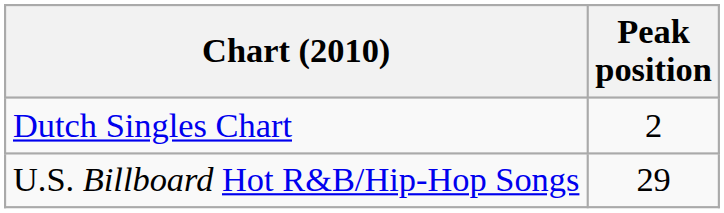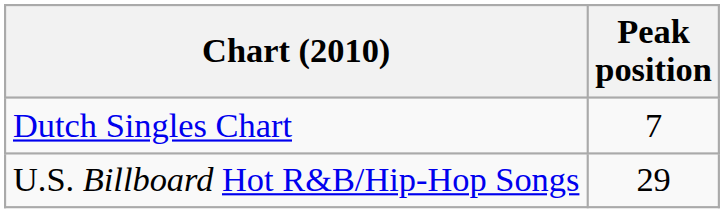(654, 125) 2 -> (654, 125) 7
